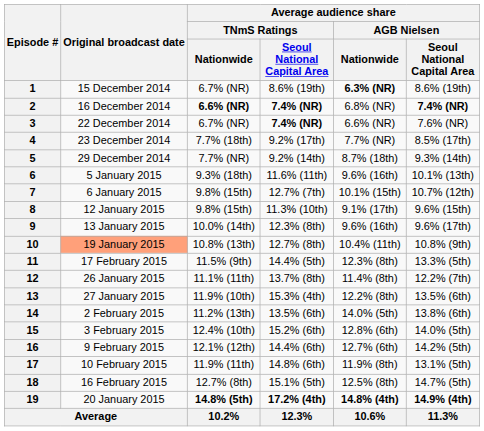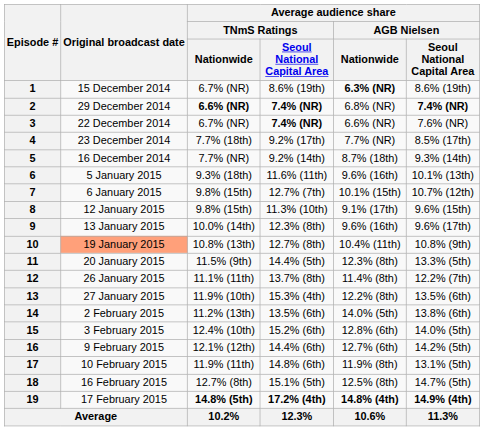(124, 106) 16 December 2014 -> (124, 106) 29 December 2014
(124, 158) 29 December 2014 -> (124, 158) 16 December 2014
(124, 261) 17 February 2015 -> (124, 261) 20 January 2015
(124, 399) 20 January 2015 -> (124, 399) 17 February 2015
